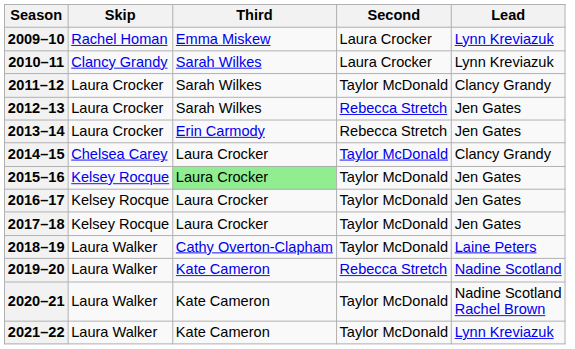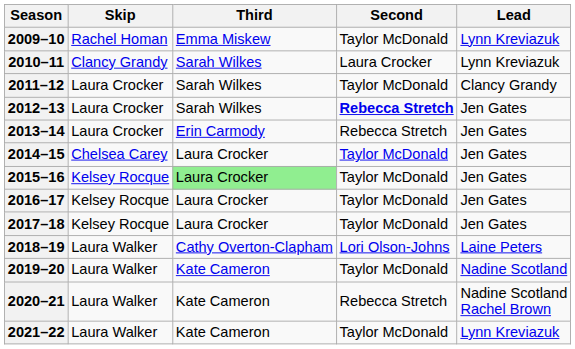(386, 39) Laura Crocker -> (394, 39) Taylor McDonald
(393, 108) normal -> (397, 108) bold
(503, 154) Clancy Grandy -> (494, 154) Jen Gates
(394, 246) Taylor McDonald -> (395, 246) Lori Olson-Johns
(393, 270) Rebecca Stretch -> (394, 270) Taylor McDonald
(394, 301) Taylor McDonald -> (393, 301) Rebecca Stretch
